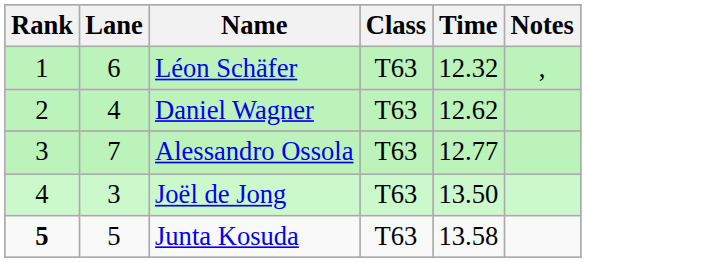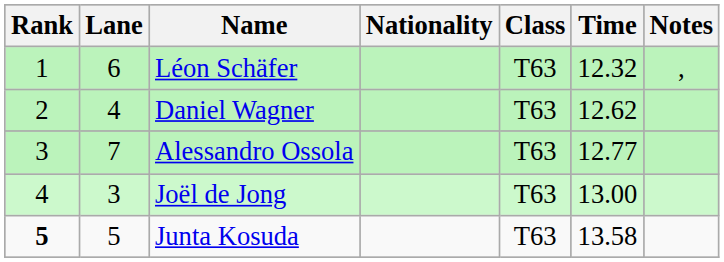+ column: (429, 25)
(468, 194) 13.50 -> (607, 194) 13.00
